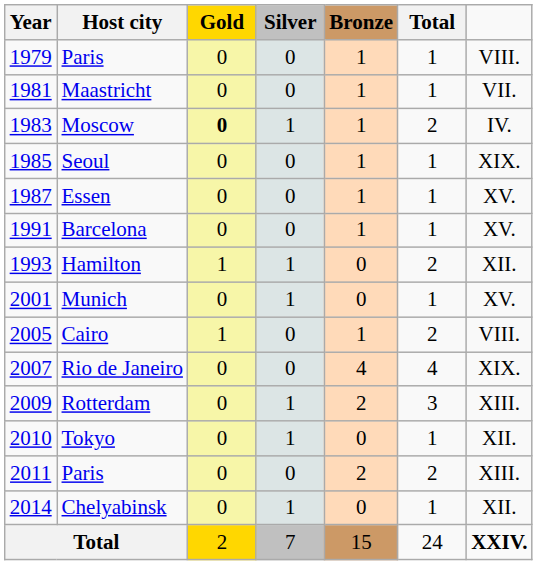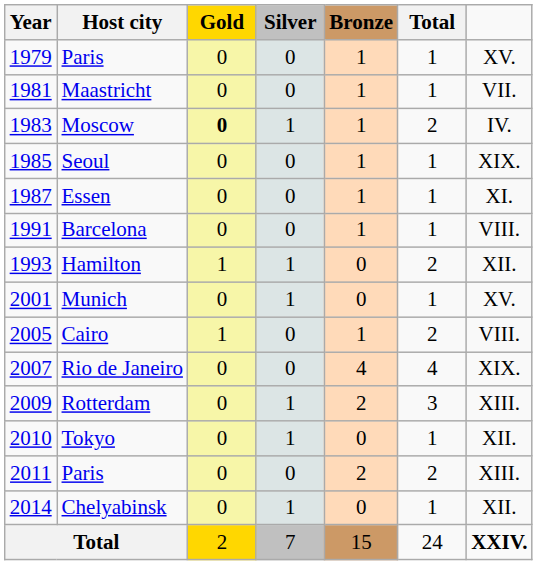(499, 56) VIII. -> (499, 56) XV.
(499, 195) XV. -> (499, 195) XI.
(499, 230) XV. -> (499, 230) VIII.
